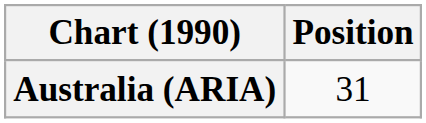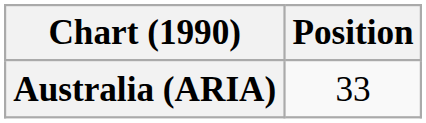(353, 88) 31 -> (353, 88) 33
